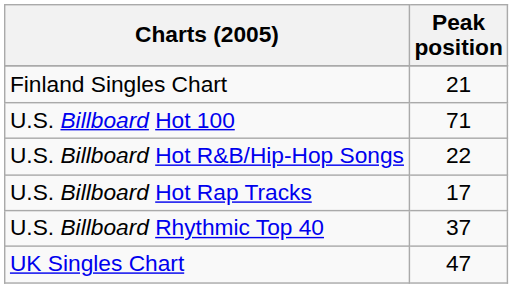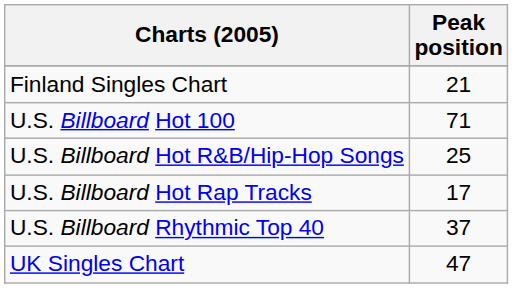(459, 156) 22 -> (459, 156) 25
